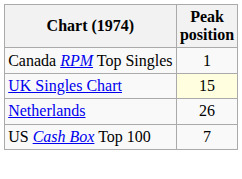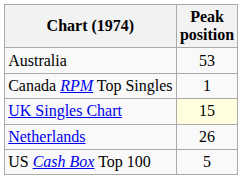+ row: (38, 60)
(207, 136) 7 -> (207, 162) 5
